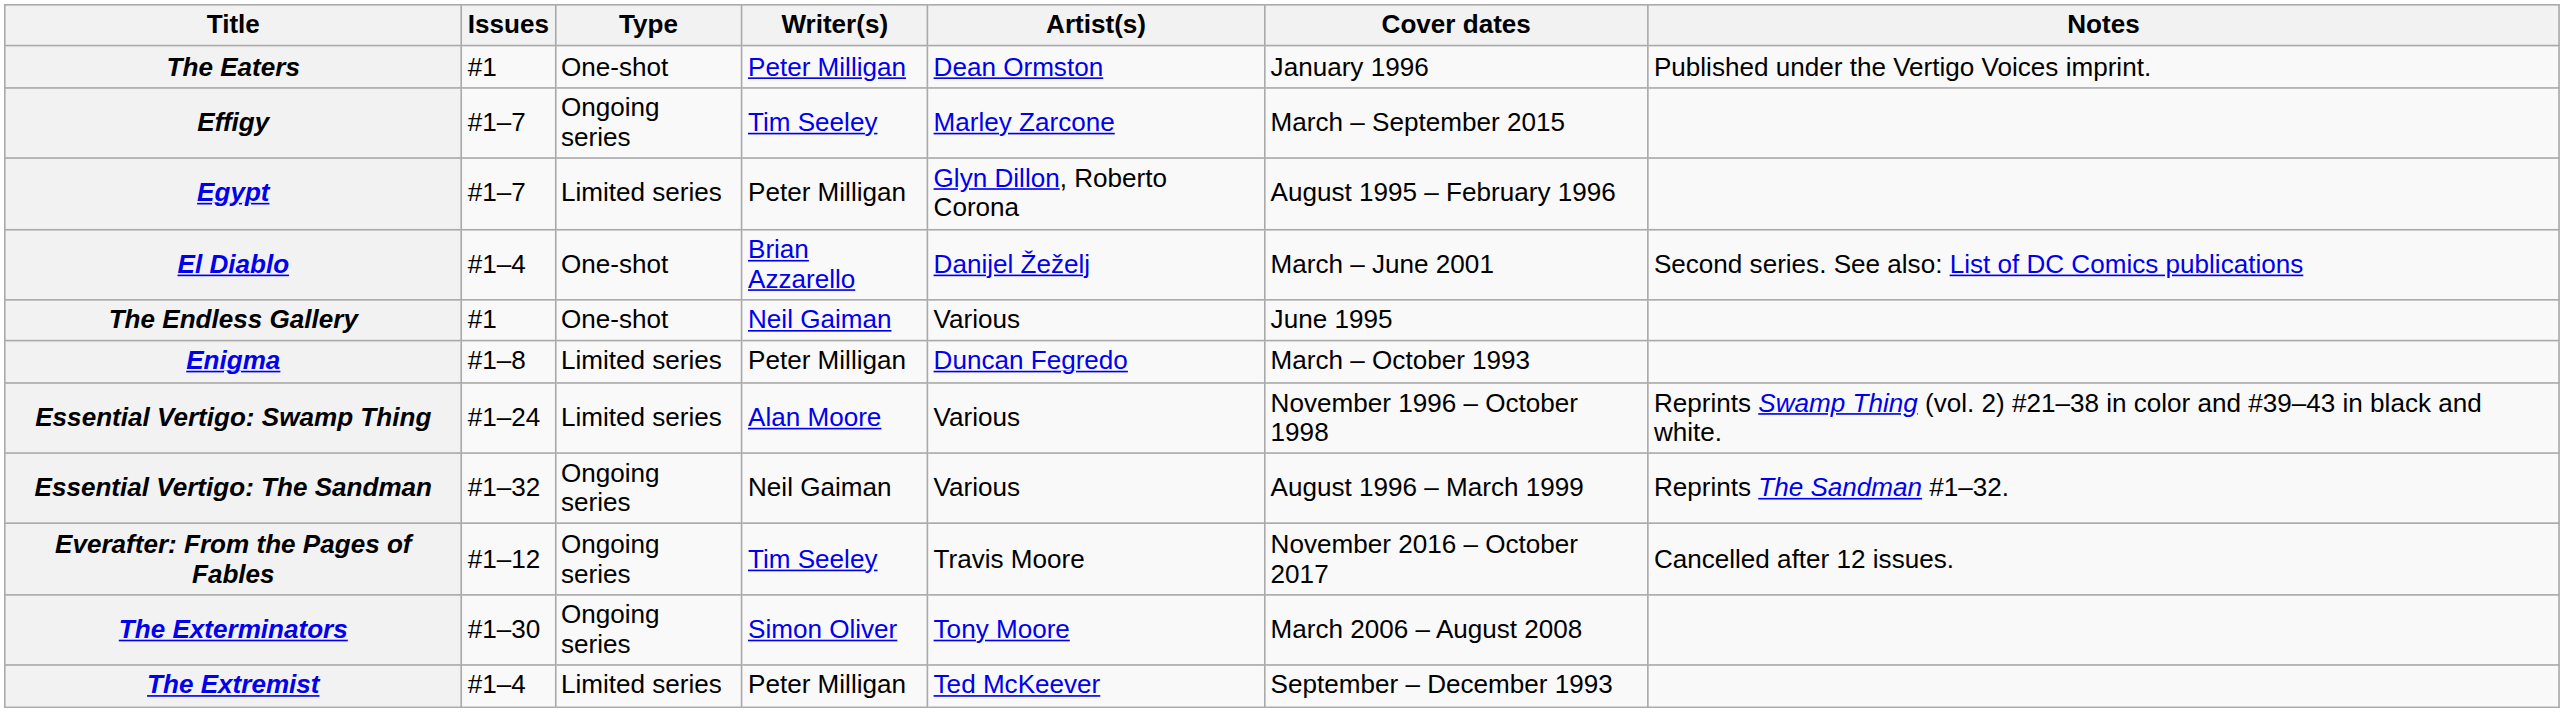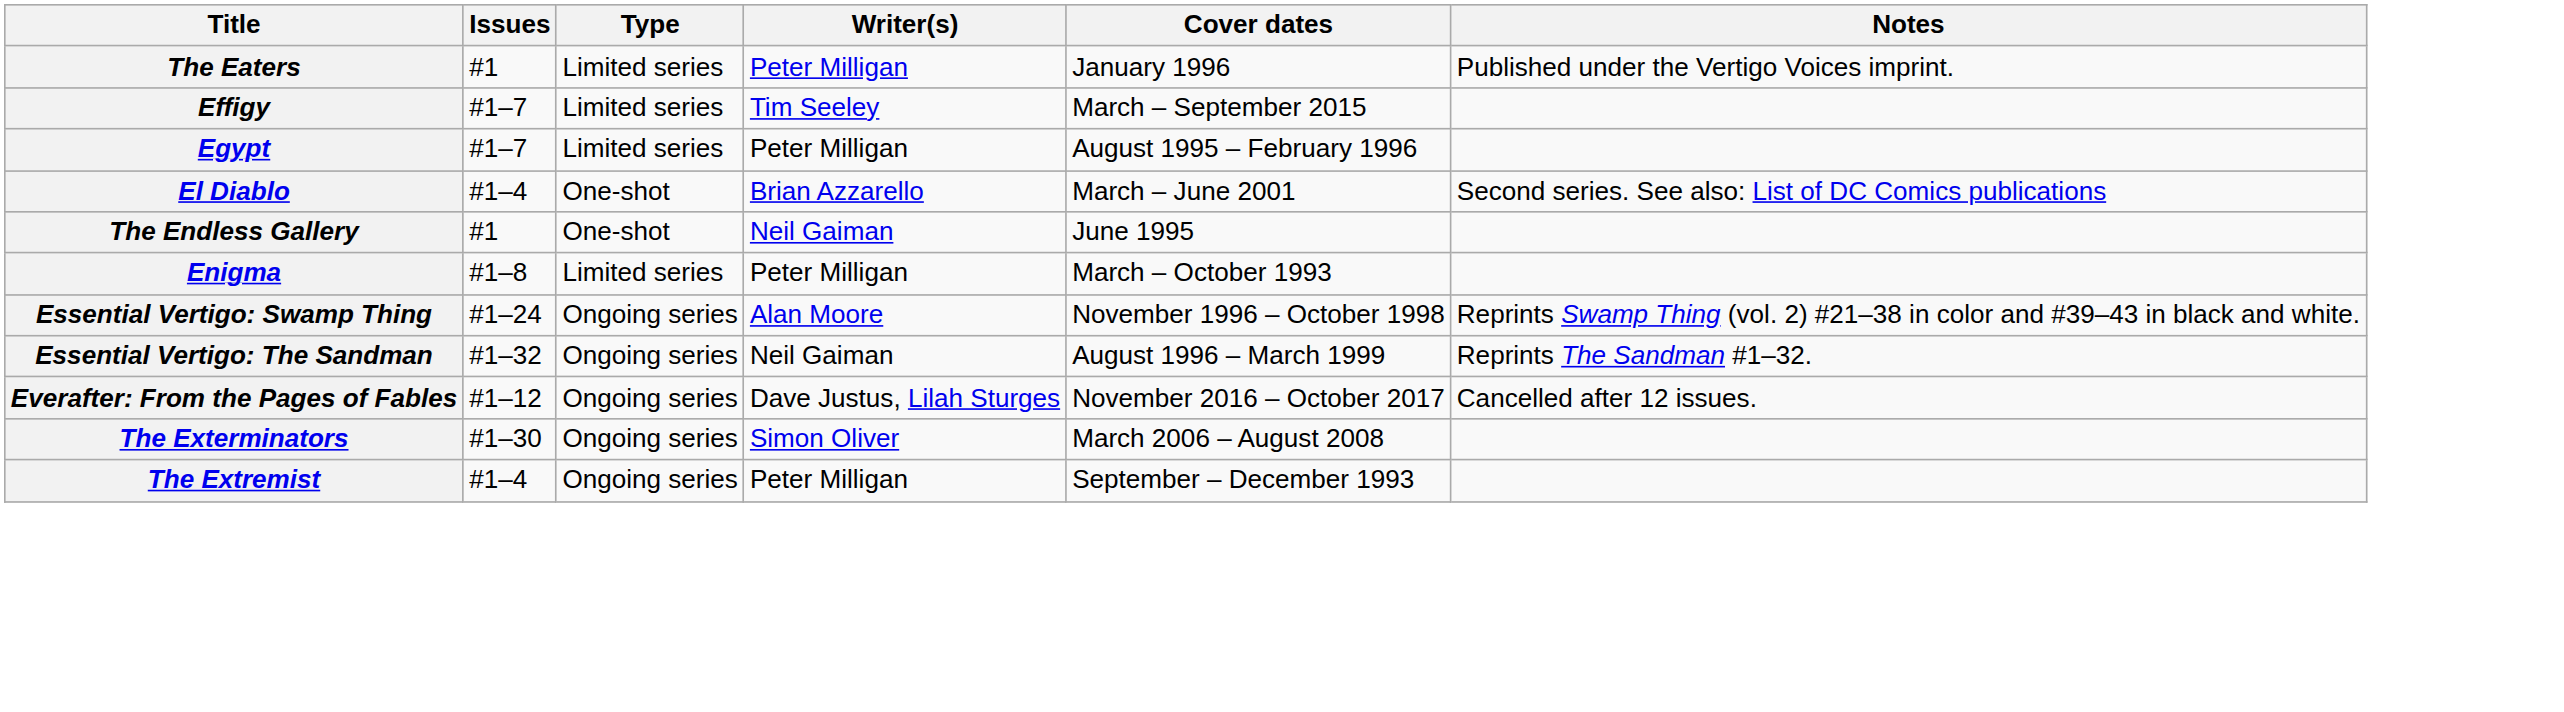- column: (1096, 25)
(615, 66) One-shot -> (643, 66) Limited series
(610, 122) Ongoing series -> (643, 107) Limited series
(641, 417) Limited series -> (650, 314) Ongoing series
(813, 558) Tim Seeley -> (905, 397) Dave Justus, Lilah Sturges
(641, 685) Limited series -> (650, 480) Ongoing series
